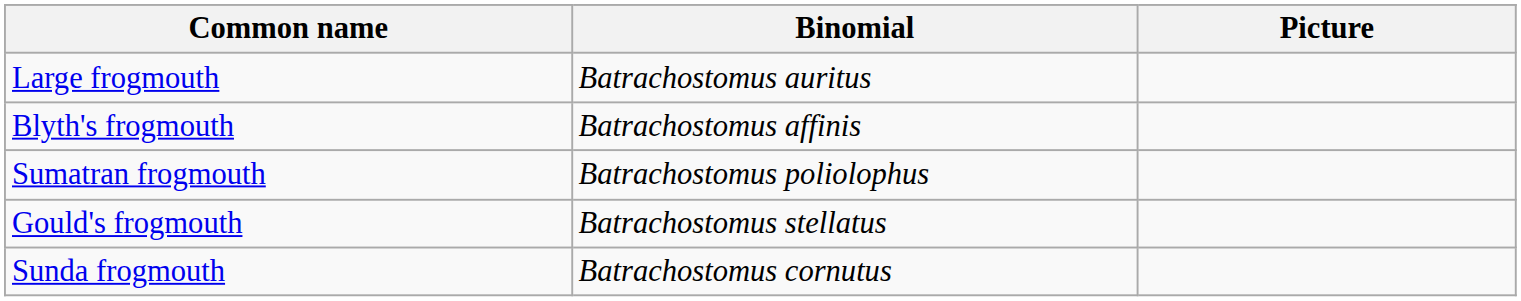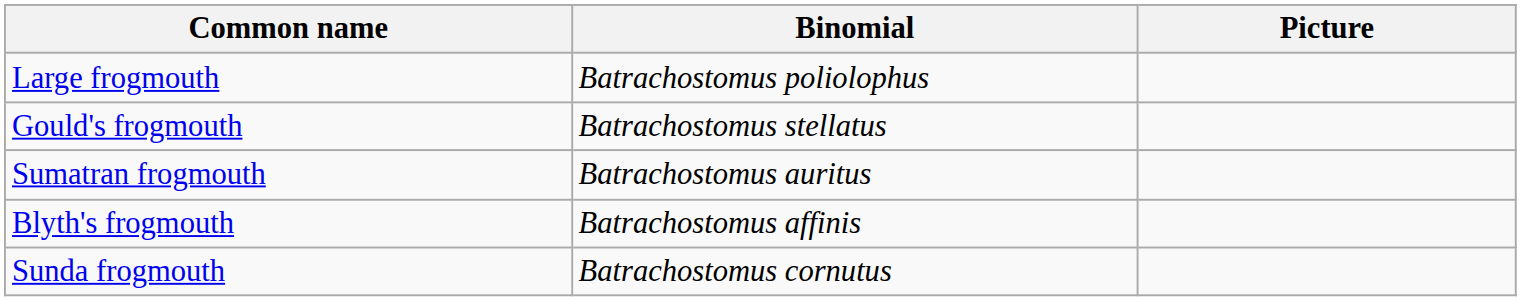(725, 77) Batrachostomus auritus -> (754, 77) Batrachostomus poliolophus
rows swapped: (127, 222) <-> (123, 125)
(754, 174) Batrachostomus poliolophus -> (725, 174) Batrachostomus auritus
